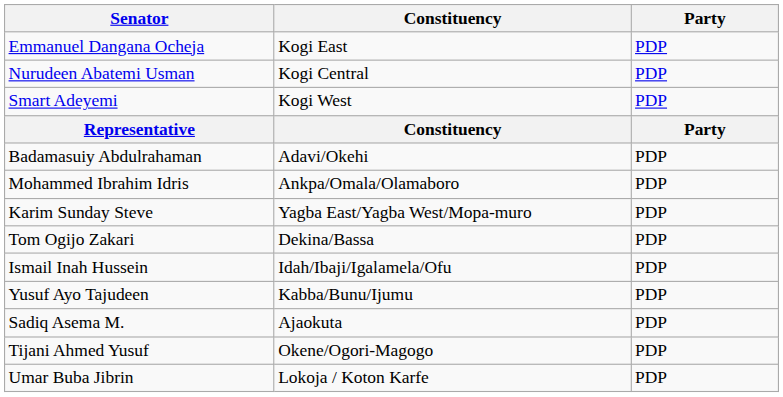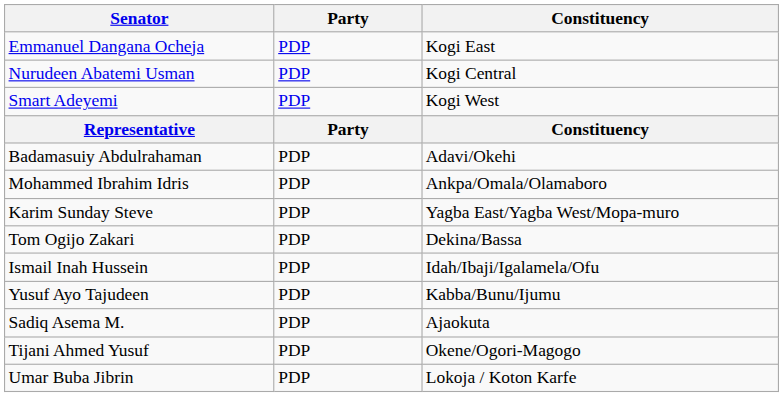columns swapped: (453, 18) <-> (705, 18)
